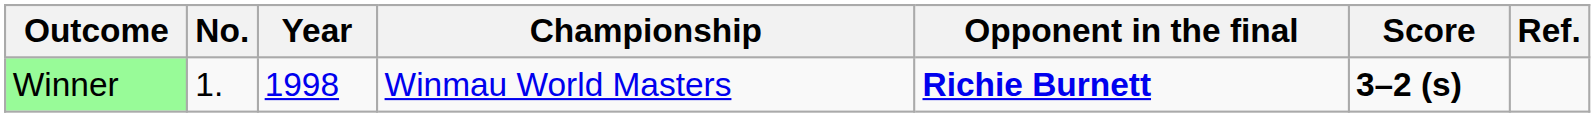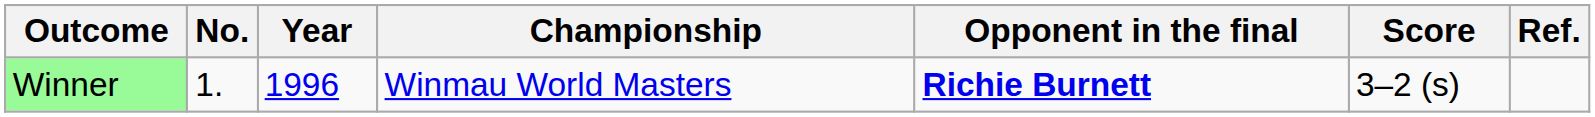(302, 84) 1998 -> (302, 84) 1996
(1409, 84) bold -> (1408, 84) normal
